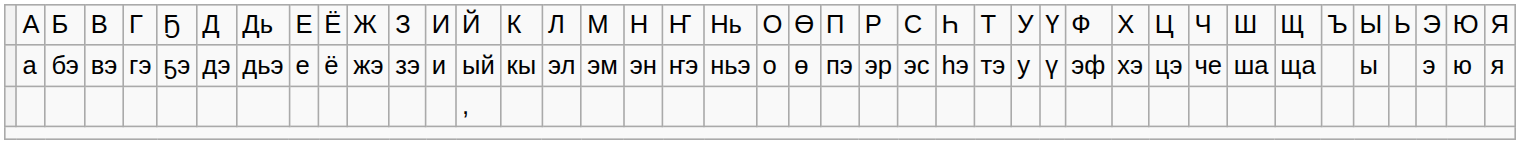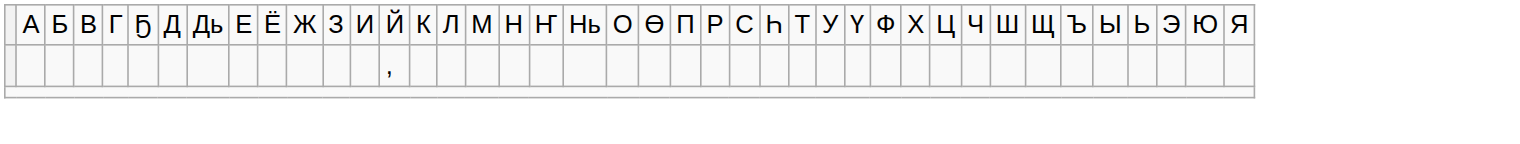- row: (30, 65)
